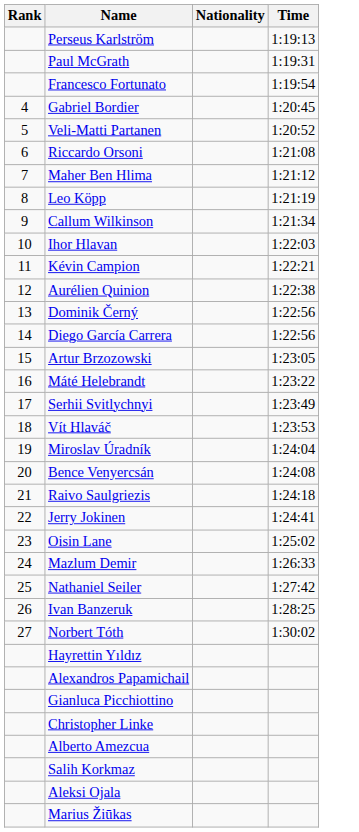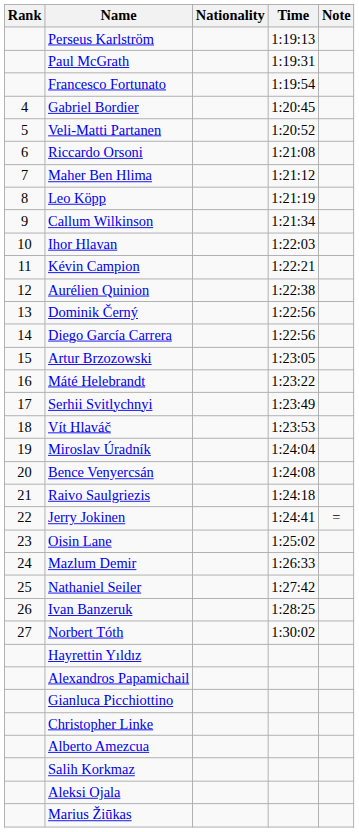+ column: (336, 15)
